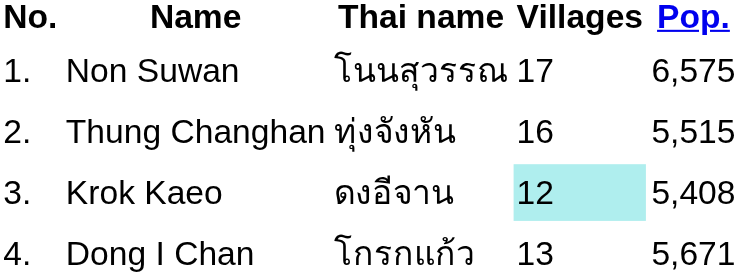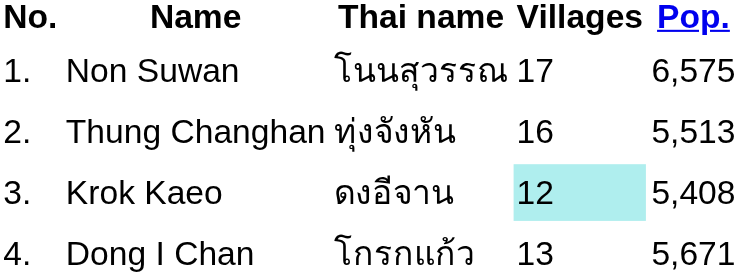(693, 131) 5,515 -> (693, 131) 5,513
